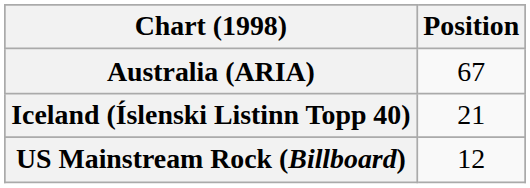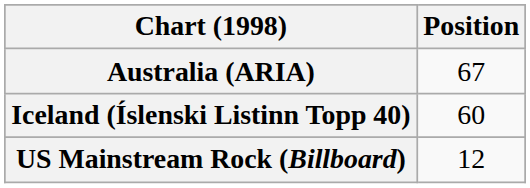(471, 114) 21 -> (471, 114) 60
